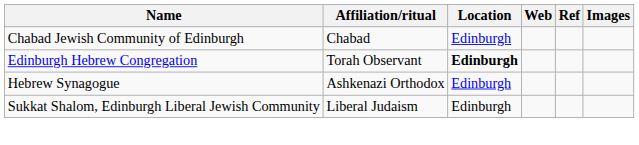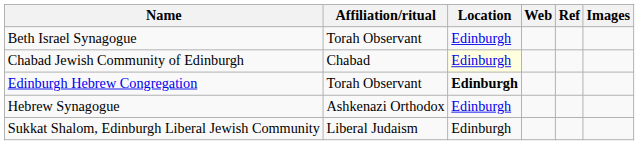+ row: (72, 38)
(481, 38) no background -> (481, 60) lightyellow background
